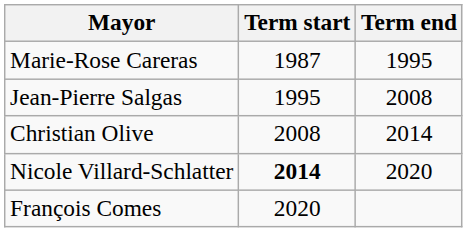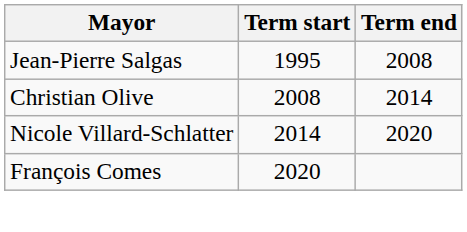- row: (104, 60)
(297, 171) bold -> (297, 134) normal
